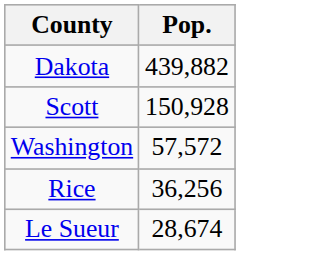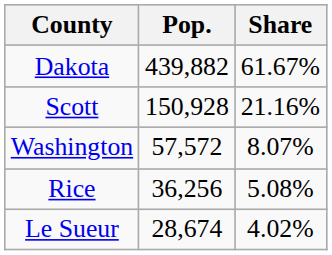+ column: (280, 24)
